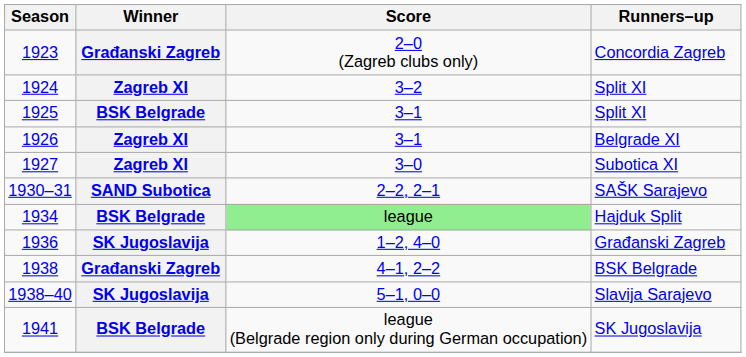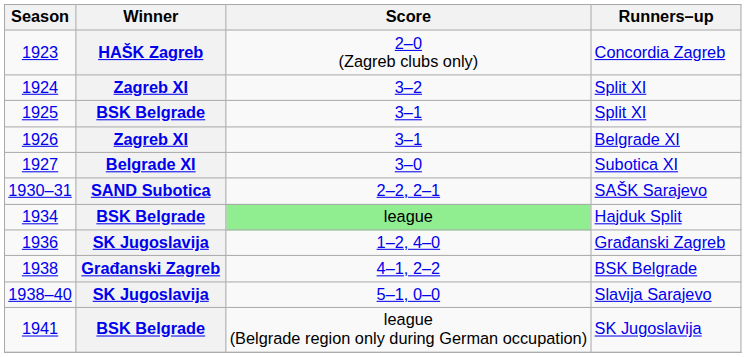(151, 52) Građanski Zagreb -> (151, 52) HAŠK Zagreb
(151, 165) Zagreb XI -> (151, 165) Belgrade XI
